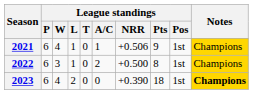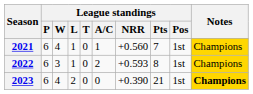(133, 47) +0.506 -> (133, 47) +0.560
(156, 47) 9 -> (156, 47) 7
(133, 64) +0.500 -> (133, 64) +0.593
(159, 81) 18 -> (159, 81) 21
